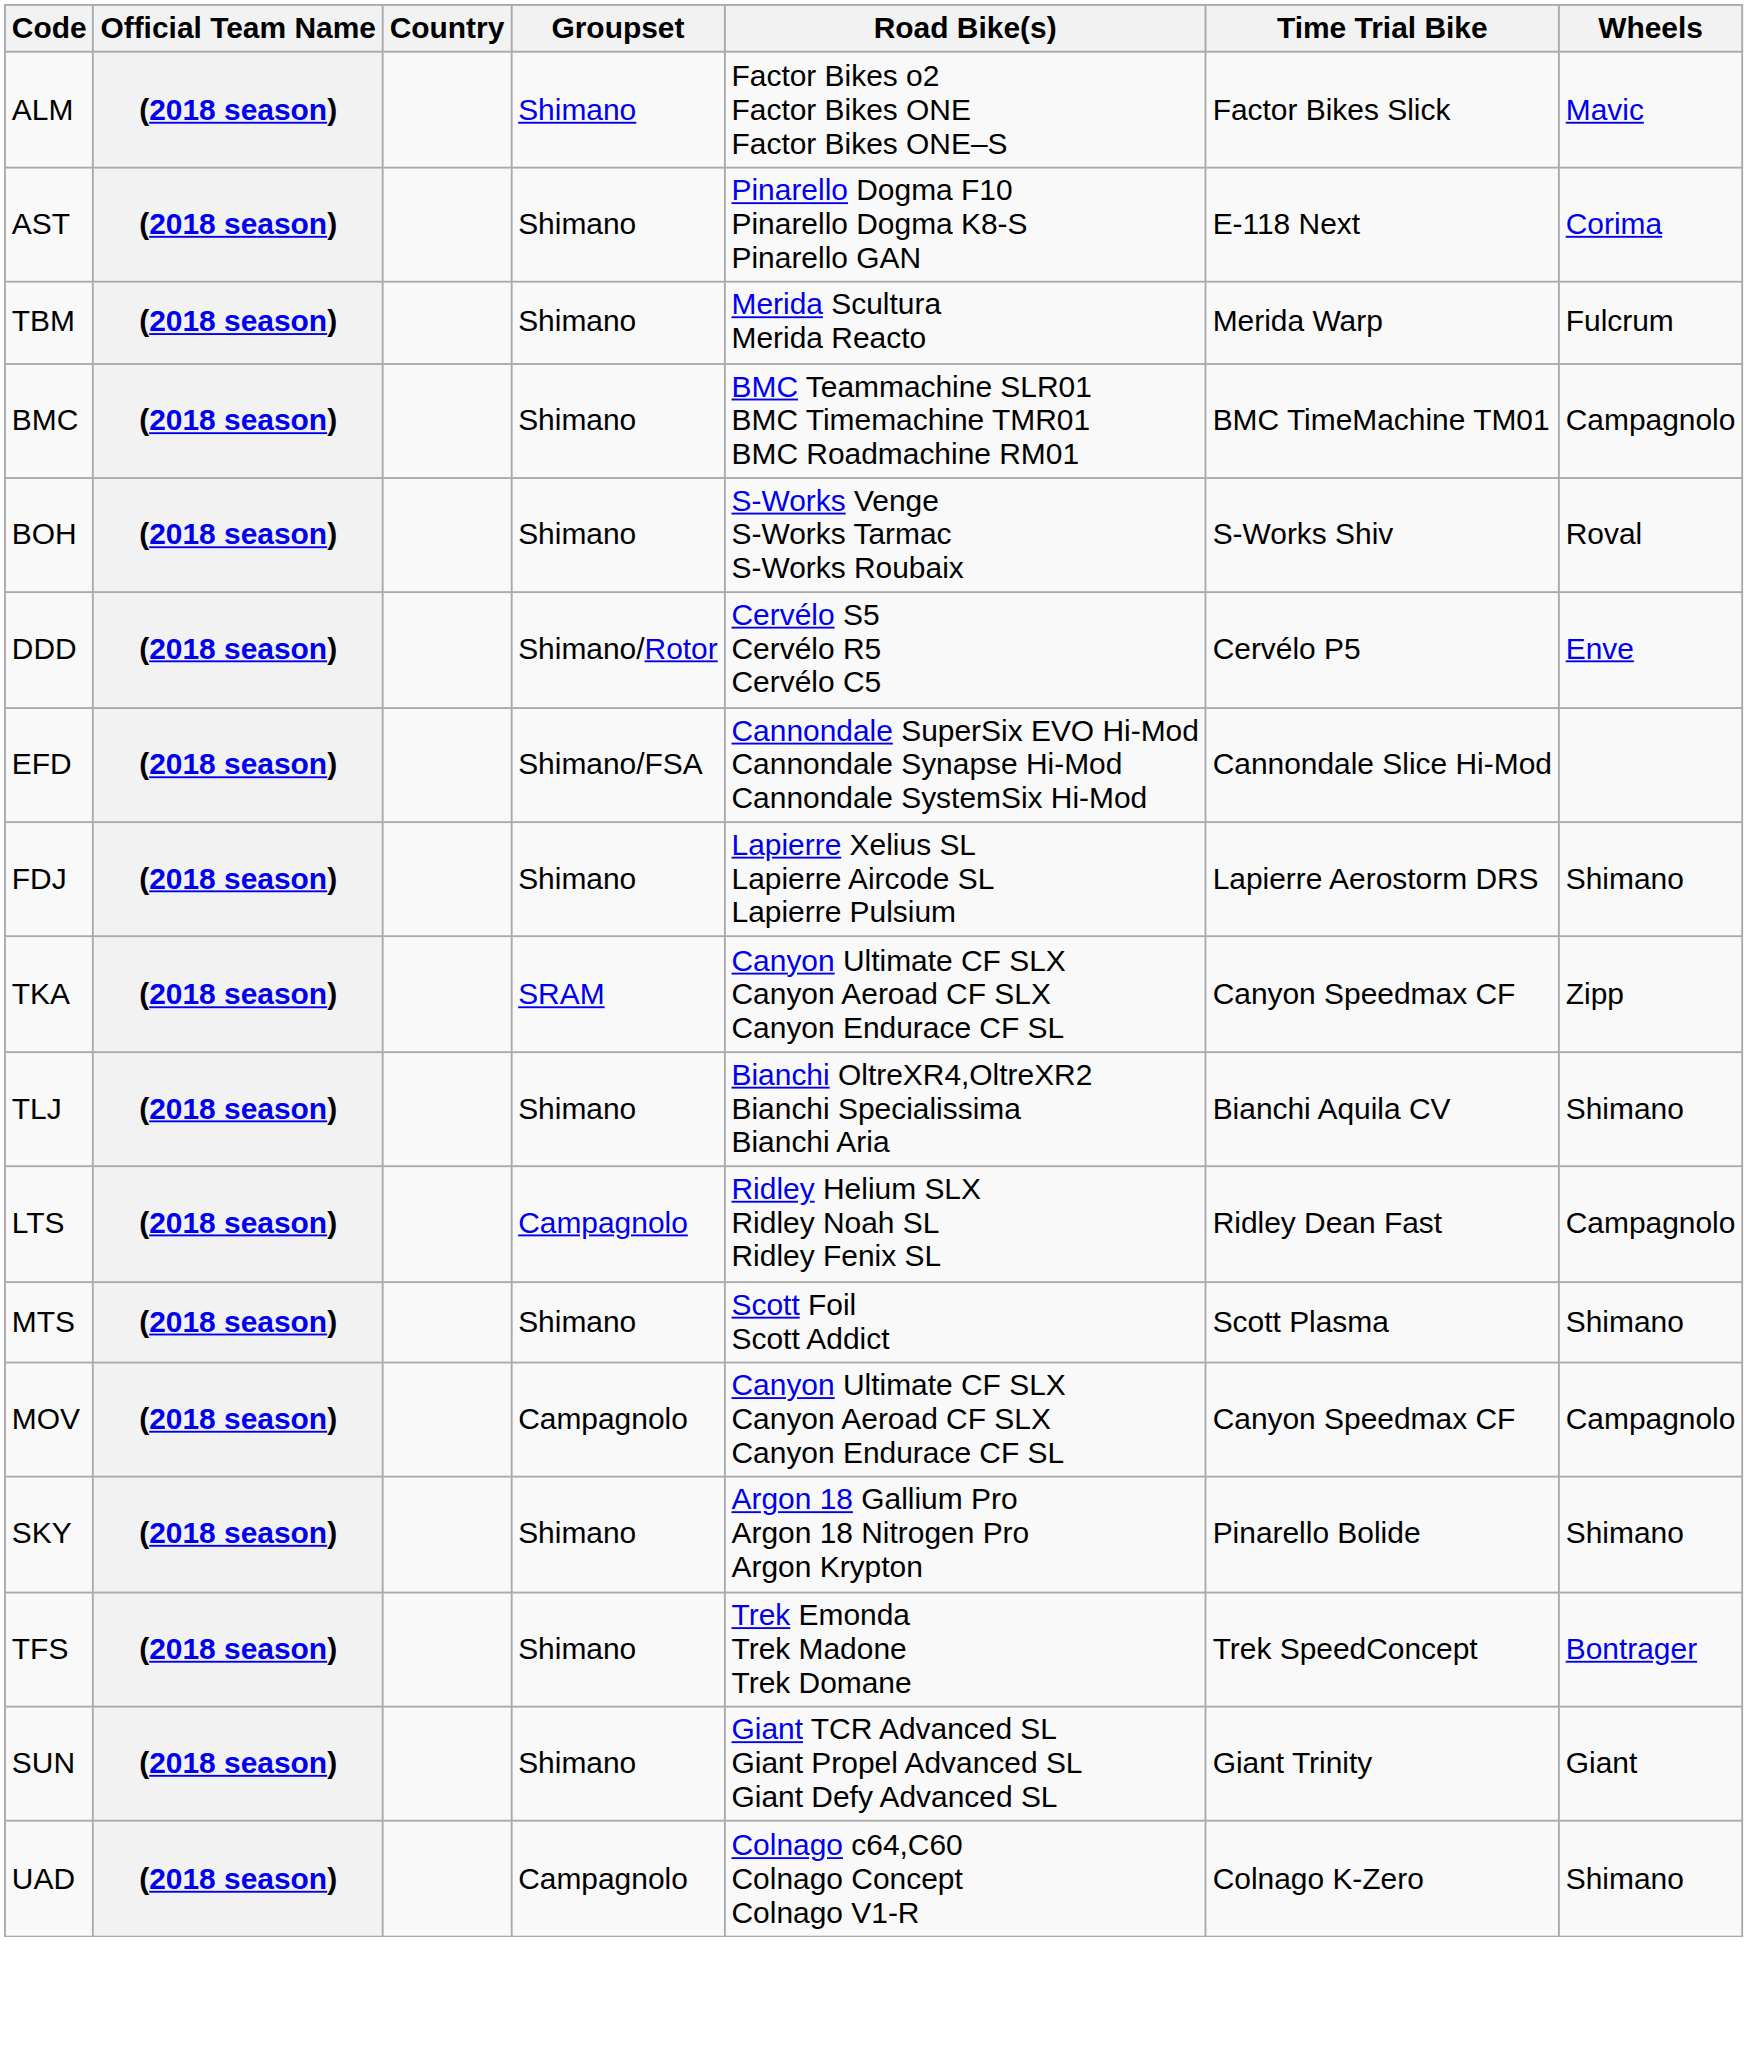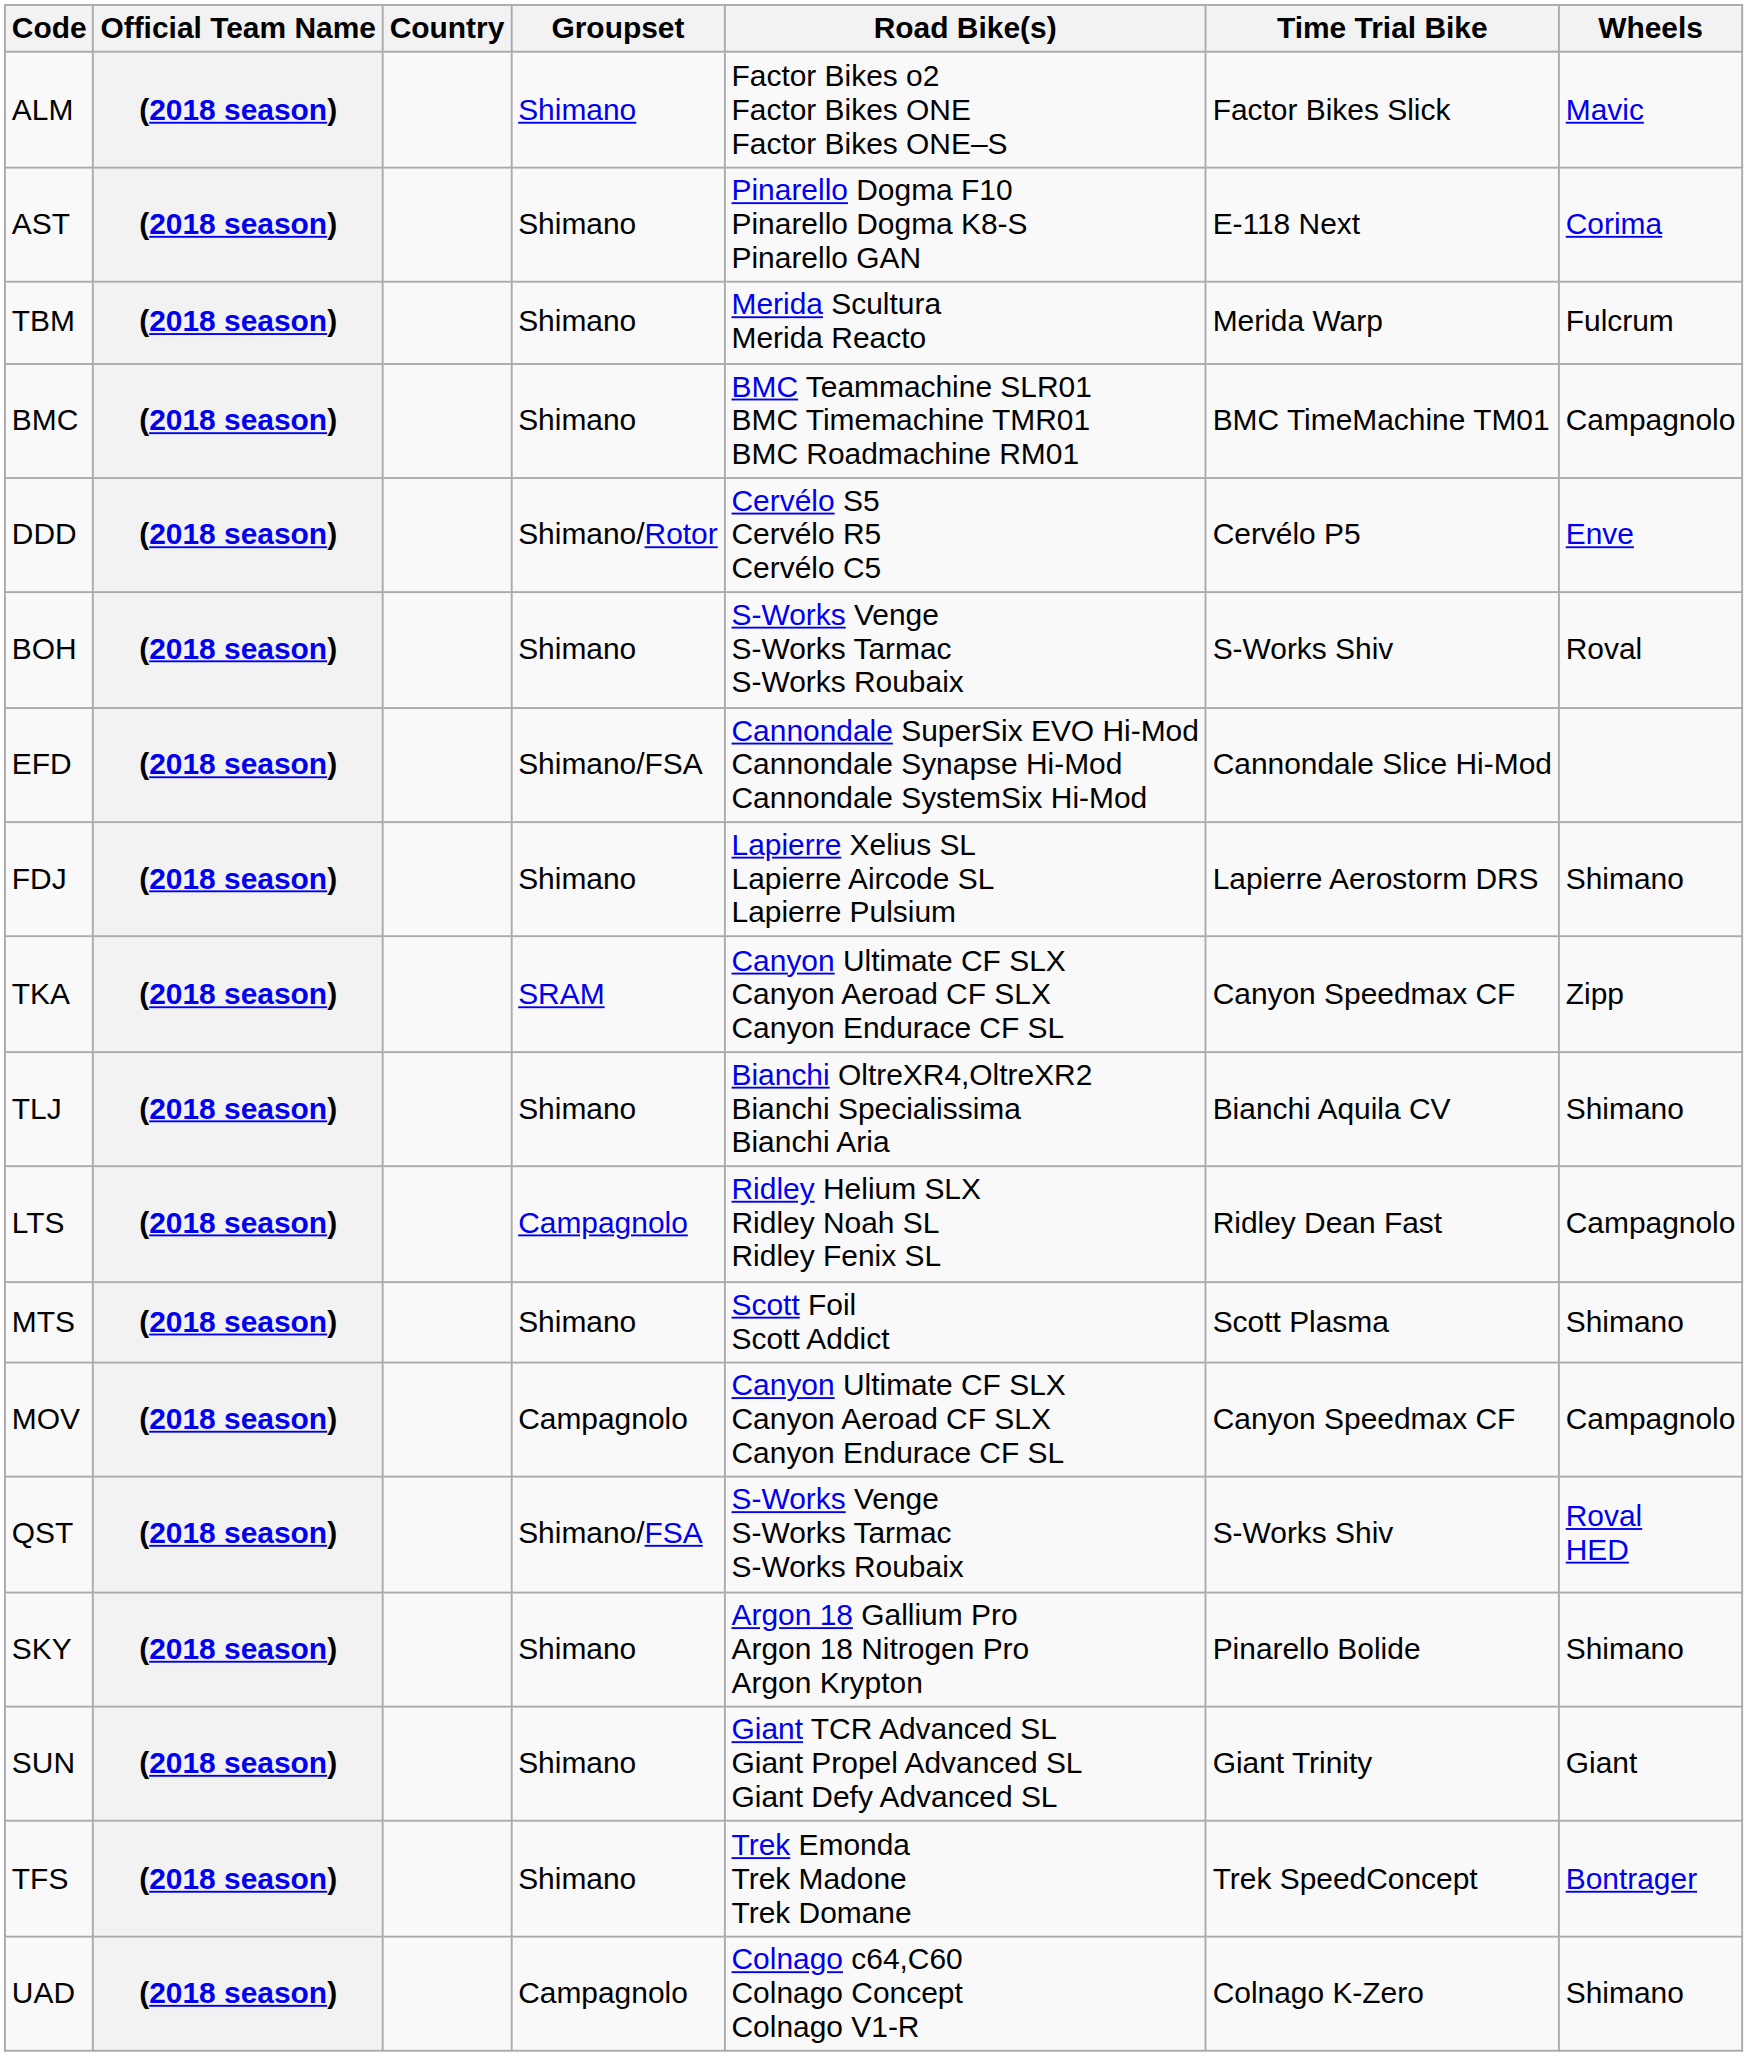rows swapped: (44, 534) <-> (44, 649)
+ row: (43, 1534)
rows swapped: (43, 1763) <-> (40, 1648)
